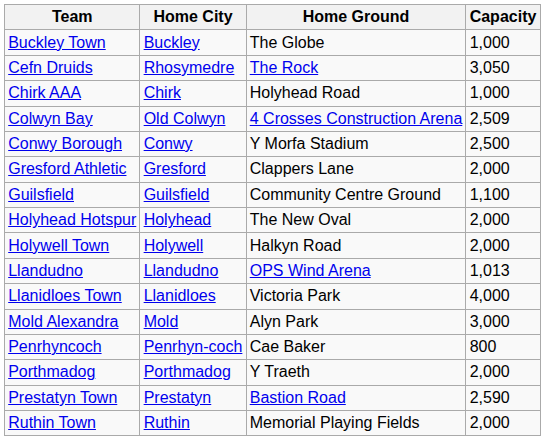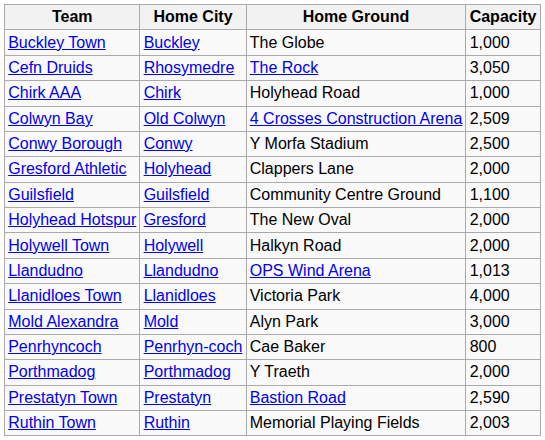(175, 169) Gresford -> (177, 169) Holyhead
(177, 220) Holyhead -> (175, 220) Gresford
(490, 423) 2,000 -> (490, 423) 2,003
